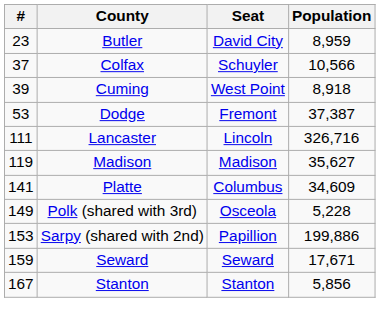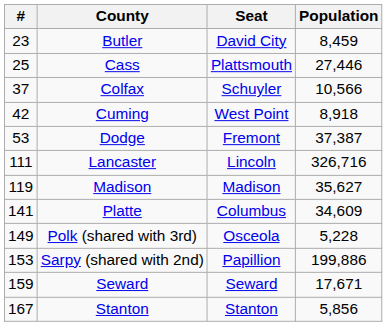(332, 41) 8,959 -> (339, 41) 8,459
+ row: (122, 65)
(21, 89) 39 -> (21, 114) 42
